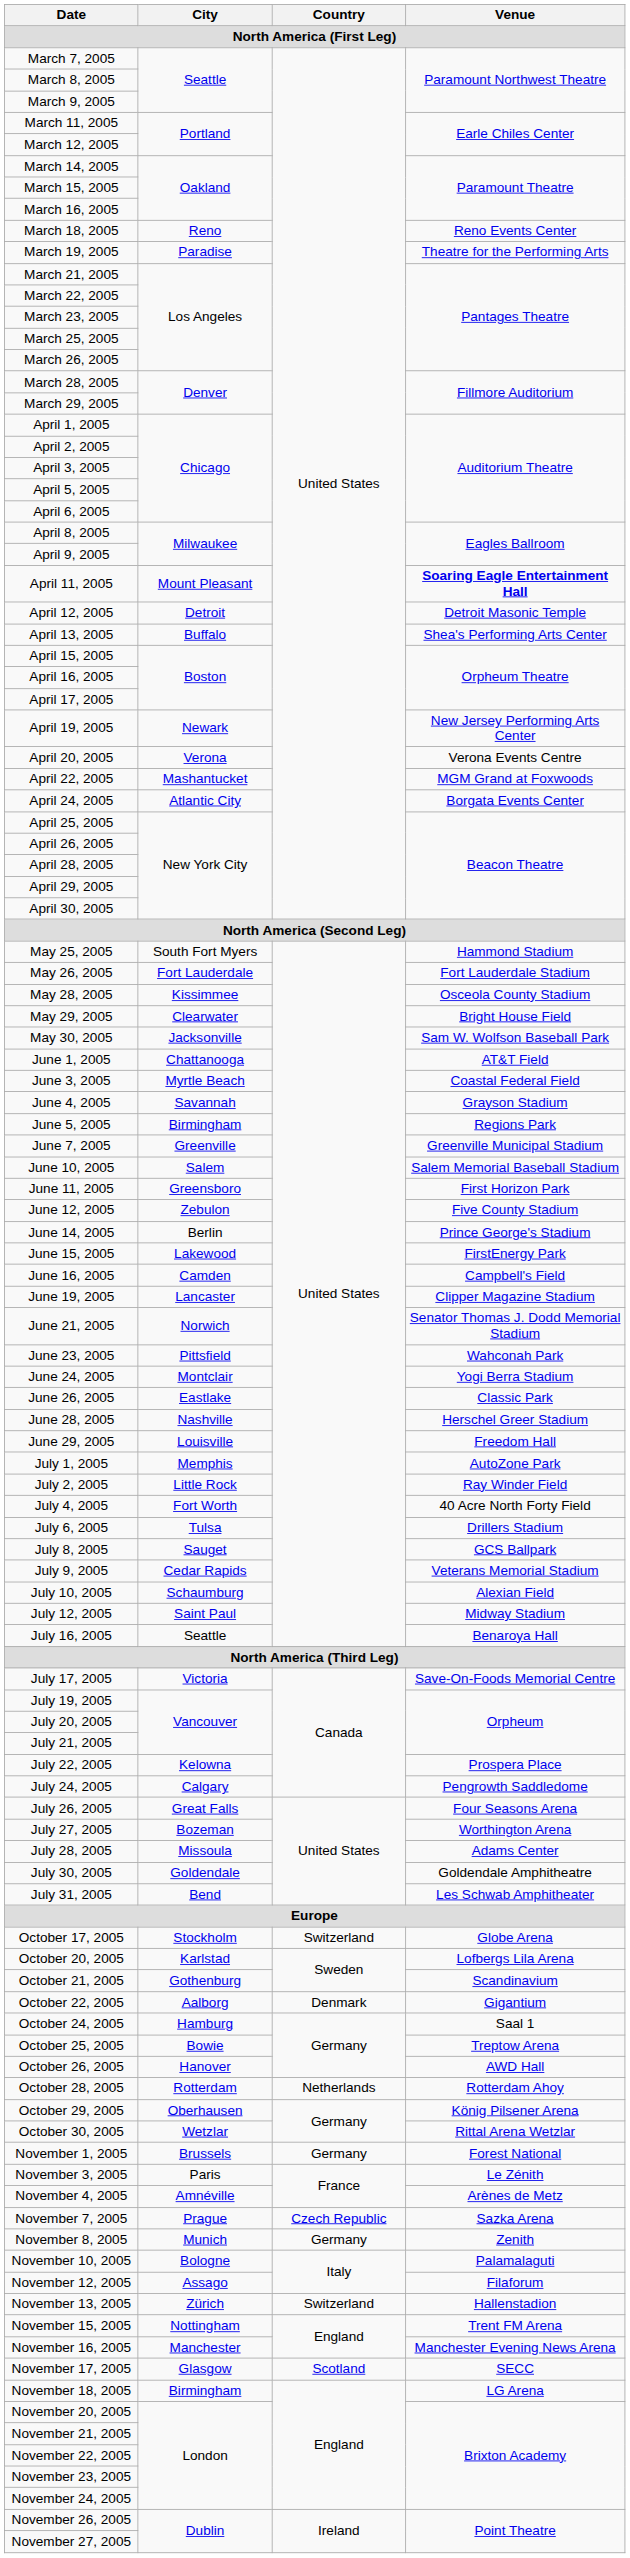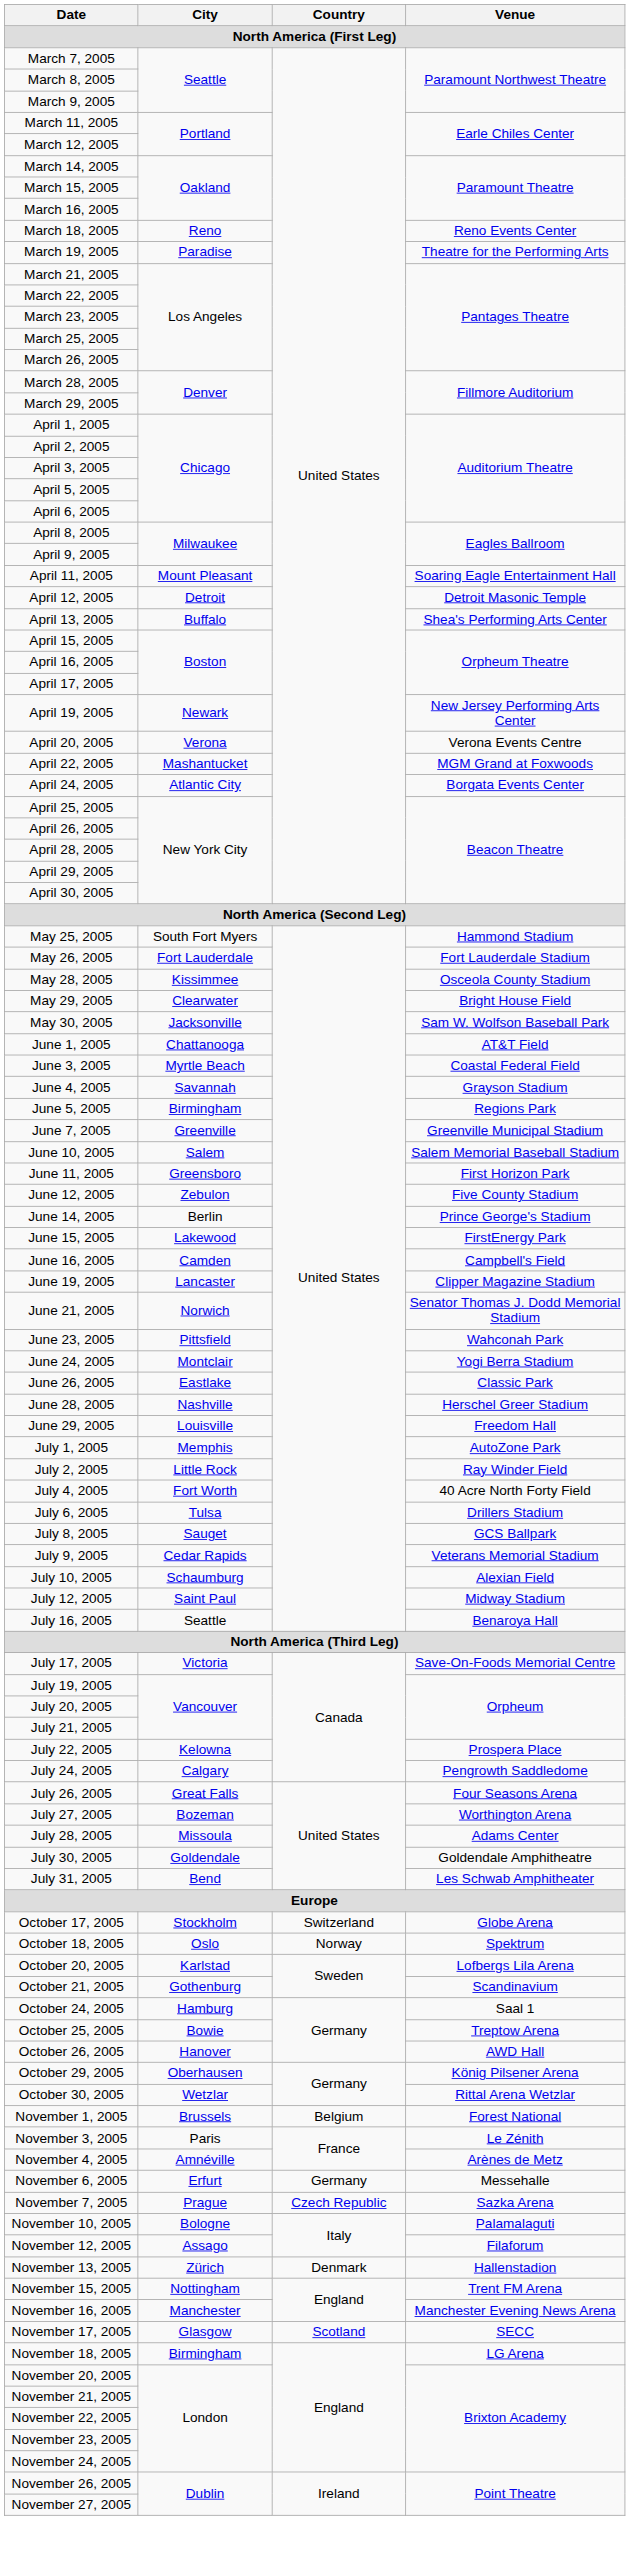(515, 583) bold -> (515, 576) normal
+ row: (71, 1943)
- row: (71, 2002)
- row: (71, 2088)
(339, 2153) Germany -> (339, 2116) Belgium
+ row: (71, 2181)
- row: (71, 2239)
(339, 2304) Switzerland -> (339, 2267) Denmark
